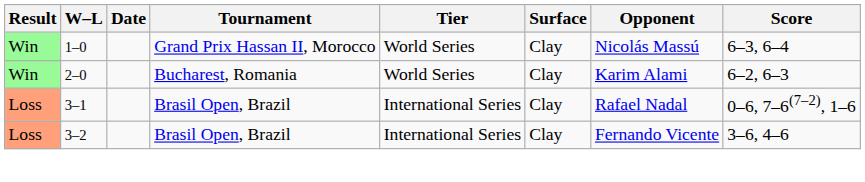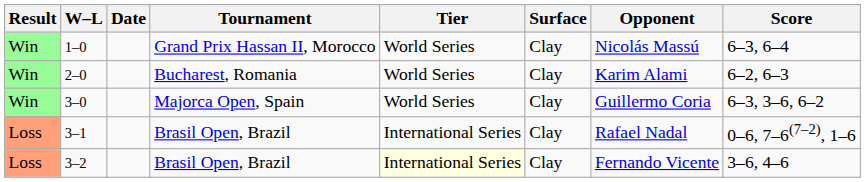+ row: (76, 103)
(452, 134) no background -> (452, 162) lightyellow background
